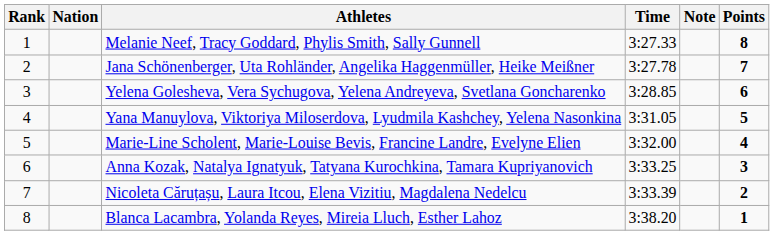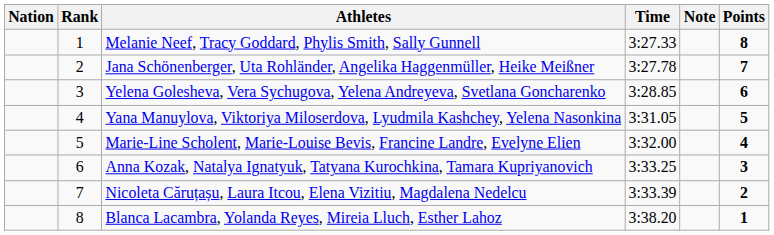columns swapped: (27, 17) <-> (75, 17)
